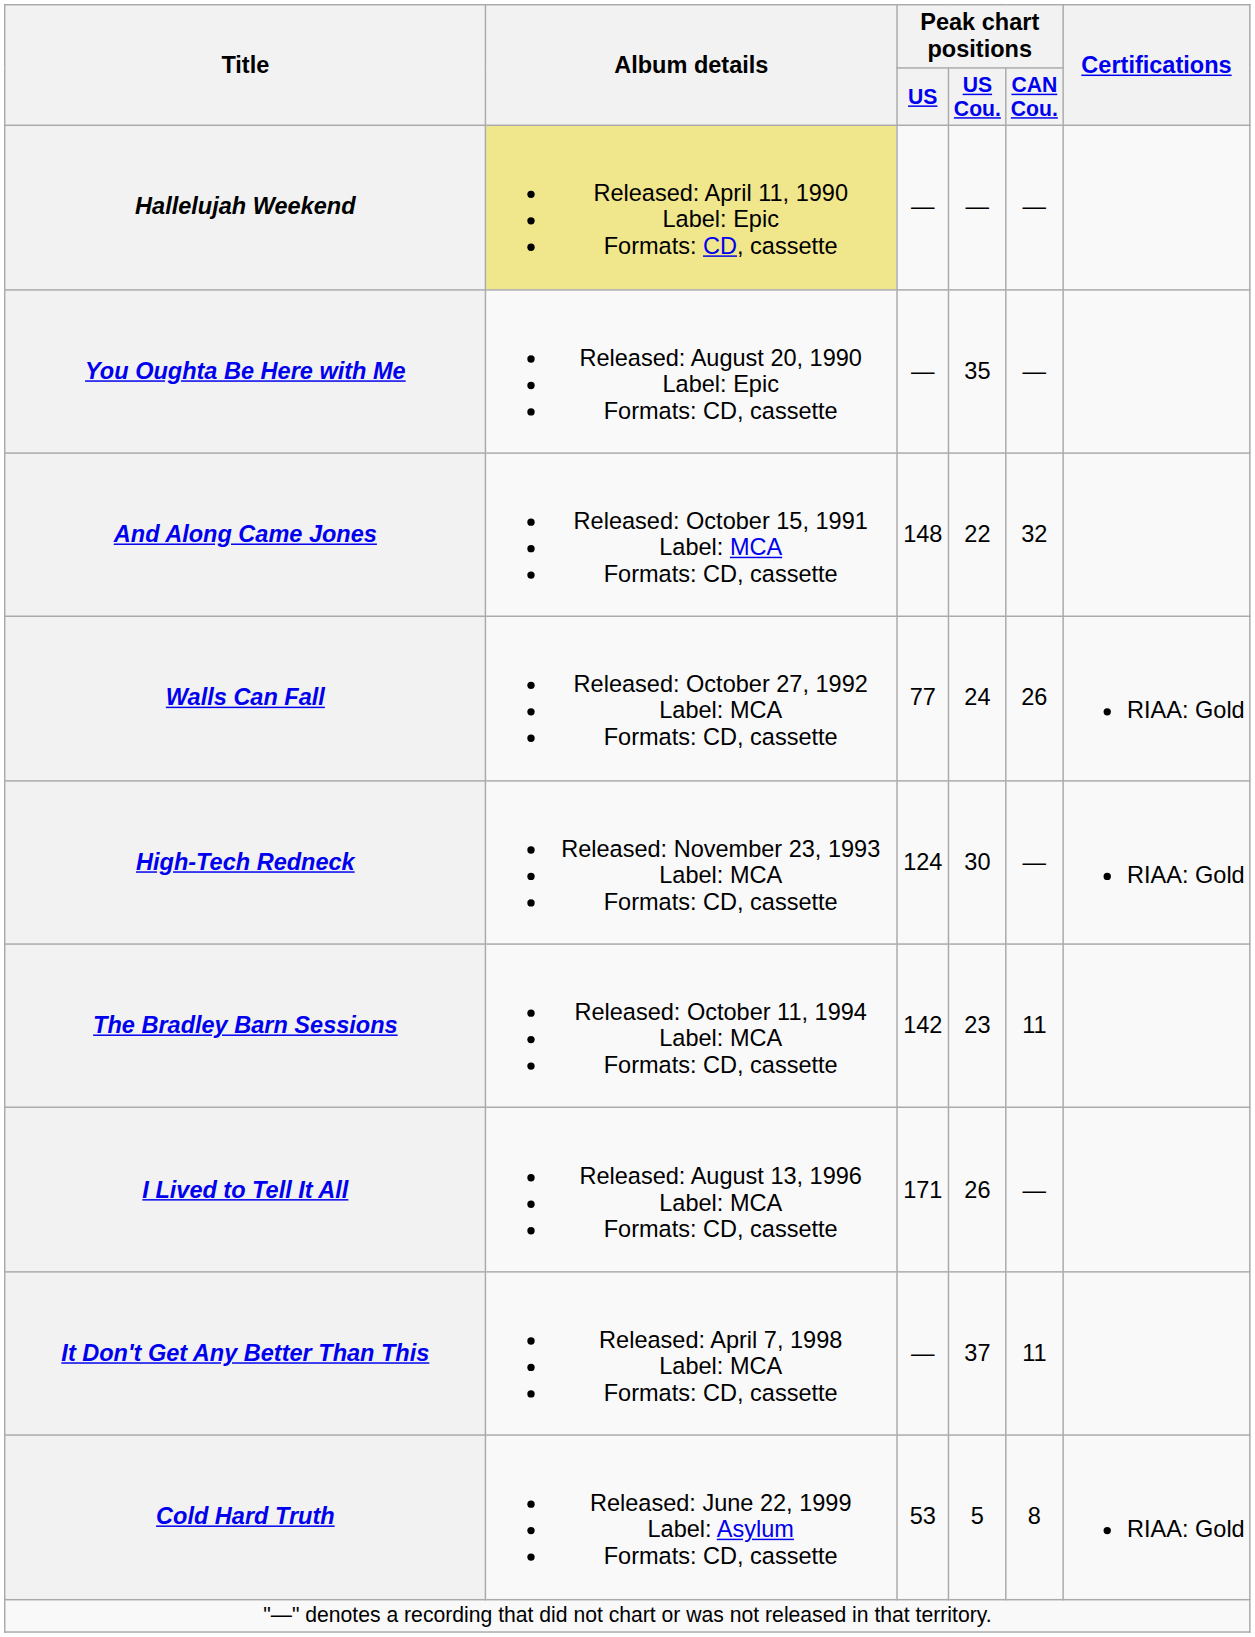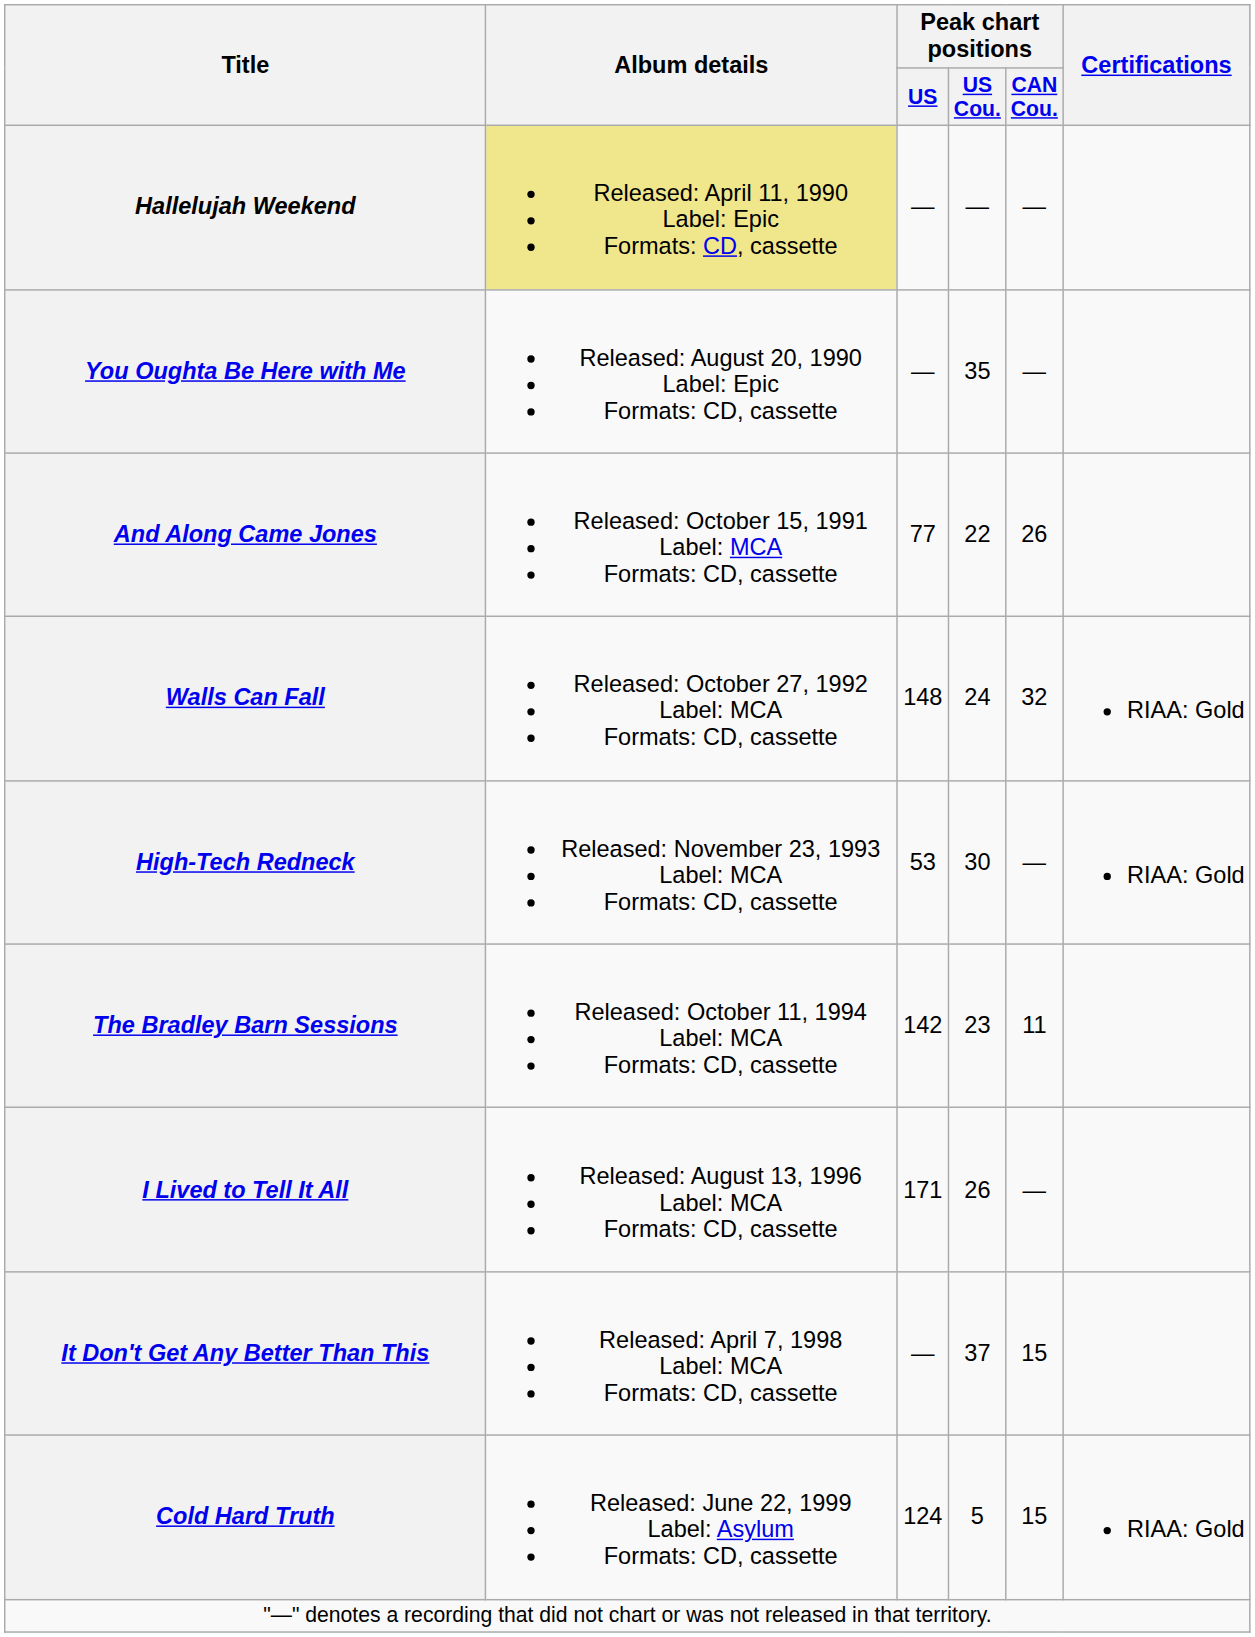(923, 534) 148 -> (923, 534) 77
(1034, 534) 32 -> (1034, 534) 26
(923, 698) 77 -> (923, 698) 148
(1034, 698) 26 -> (1034, 698) 32
(923, 861) 124 -> (923, 861) 53
(1034, 1353) 11 -> (1034, 1353) 15
(923, 1516) 53 -> (923, 1516) 124
(1034, 1516) 8 -> (1034, 1516) 15
